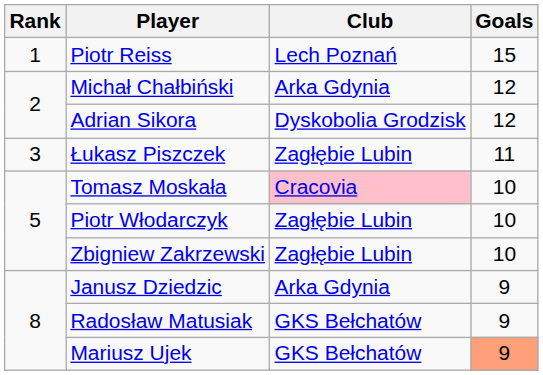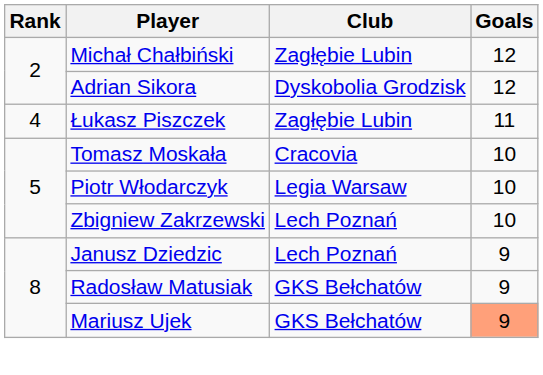- row: (121, 54)
(332, 87) Arka Gdynia -> (343, 54) Zagłębie Lubin
(35, 154) 3 -> (35, 120) 4
(316, 187) pink background -> (316, 154) no background
(343, 220) Zagłębie Lubin -> (341, 187) Legia Warsaw
(343, 253) Zagłębie Lubin -> (336, 220) Lech Poznań
(332, 287) Arka Gdynia -> (336, 253) Lech Poznań
